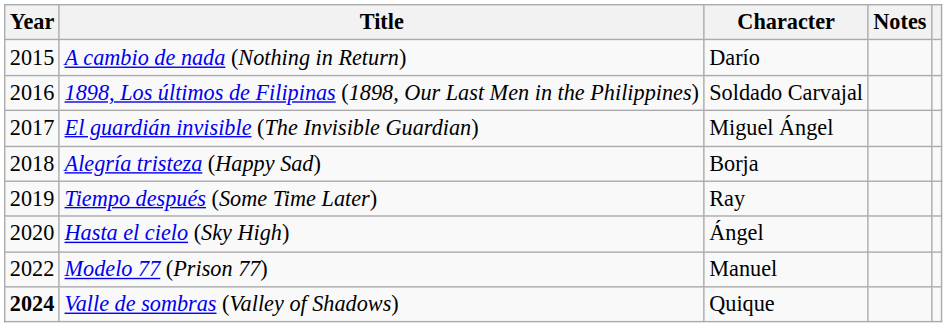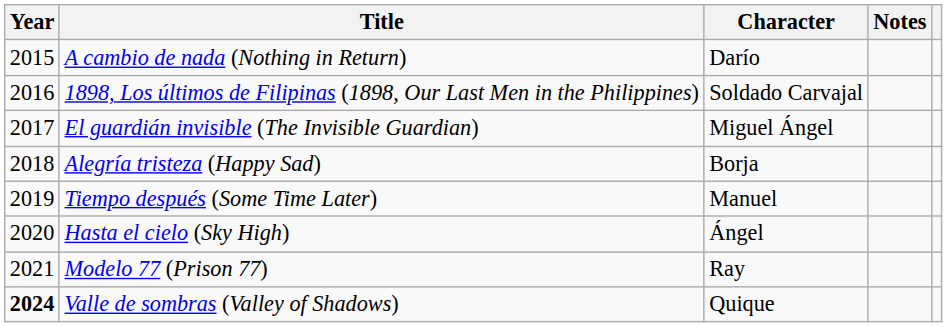(727, 198) Ray -> (743, 198) Manuel
(32, 269) 2022 -> (32, 269) 2021
(743, 269) Manuel -> (727, 269) Ray
